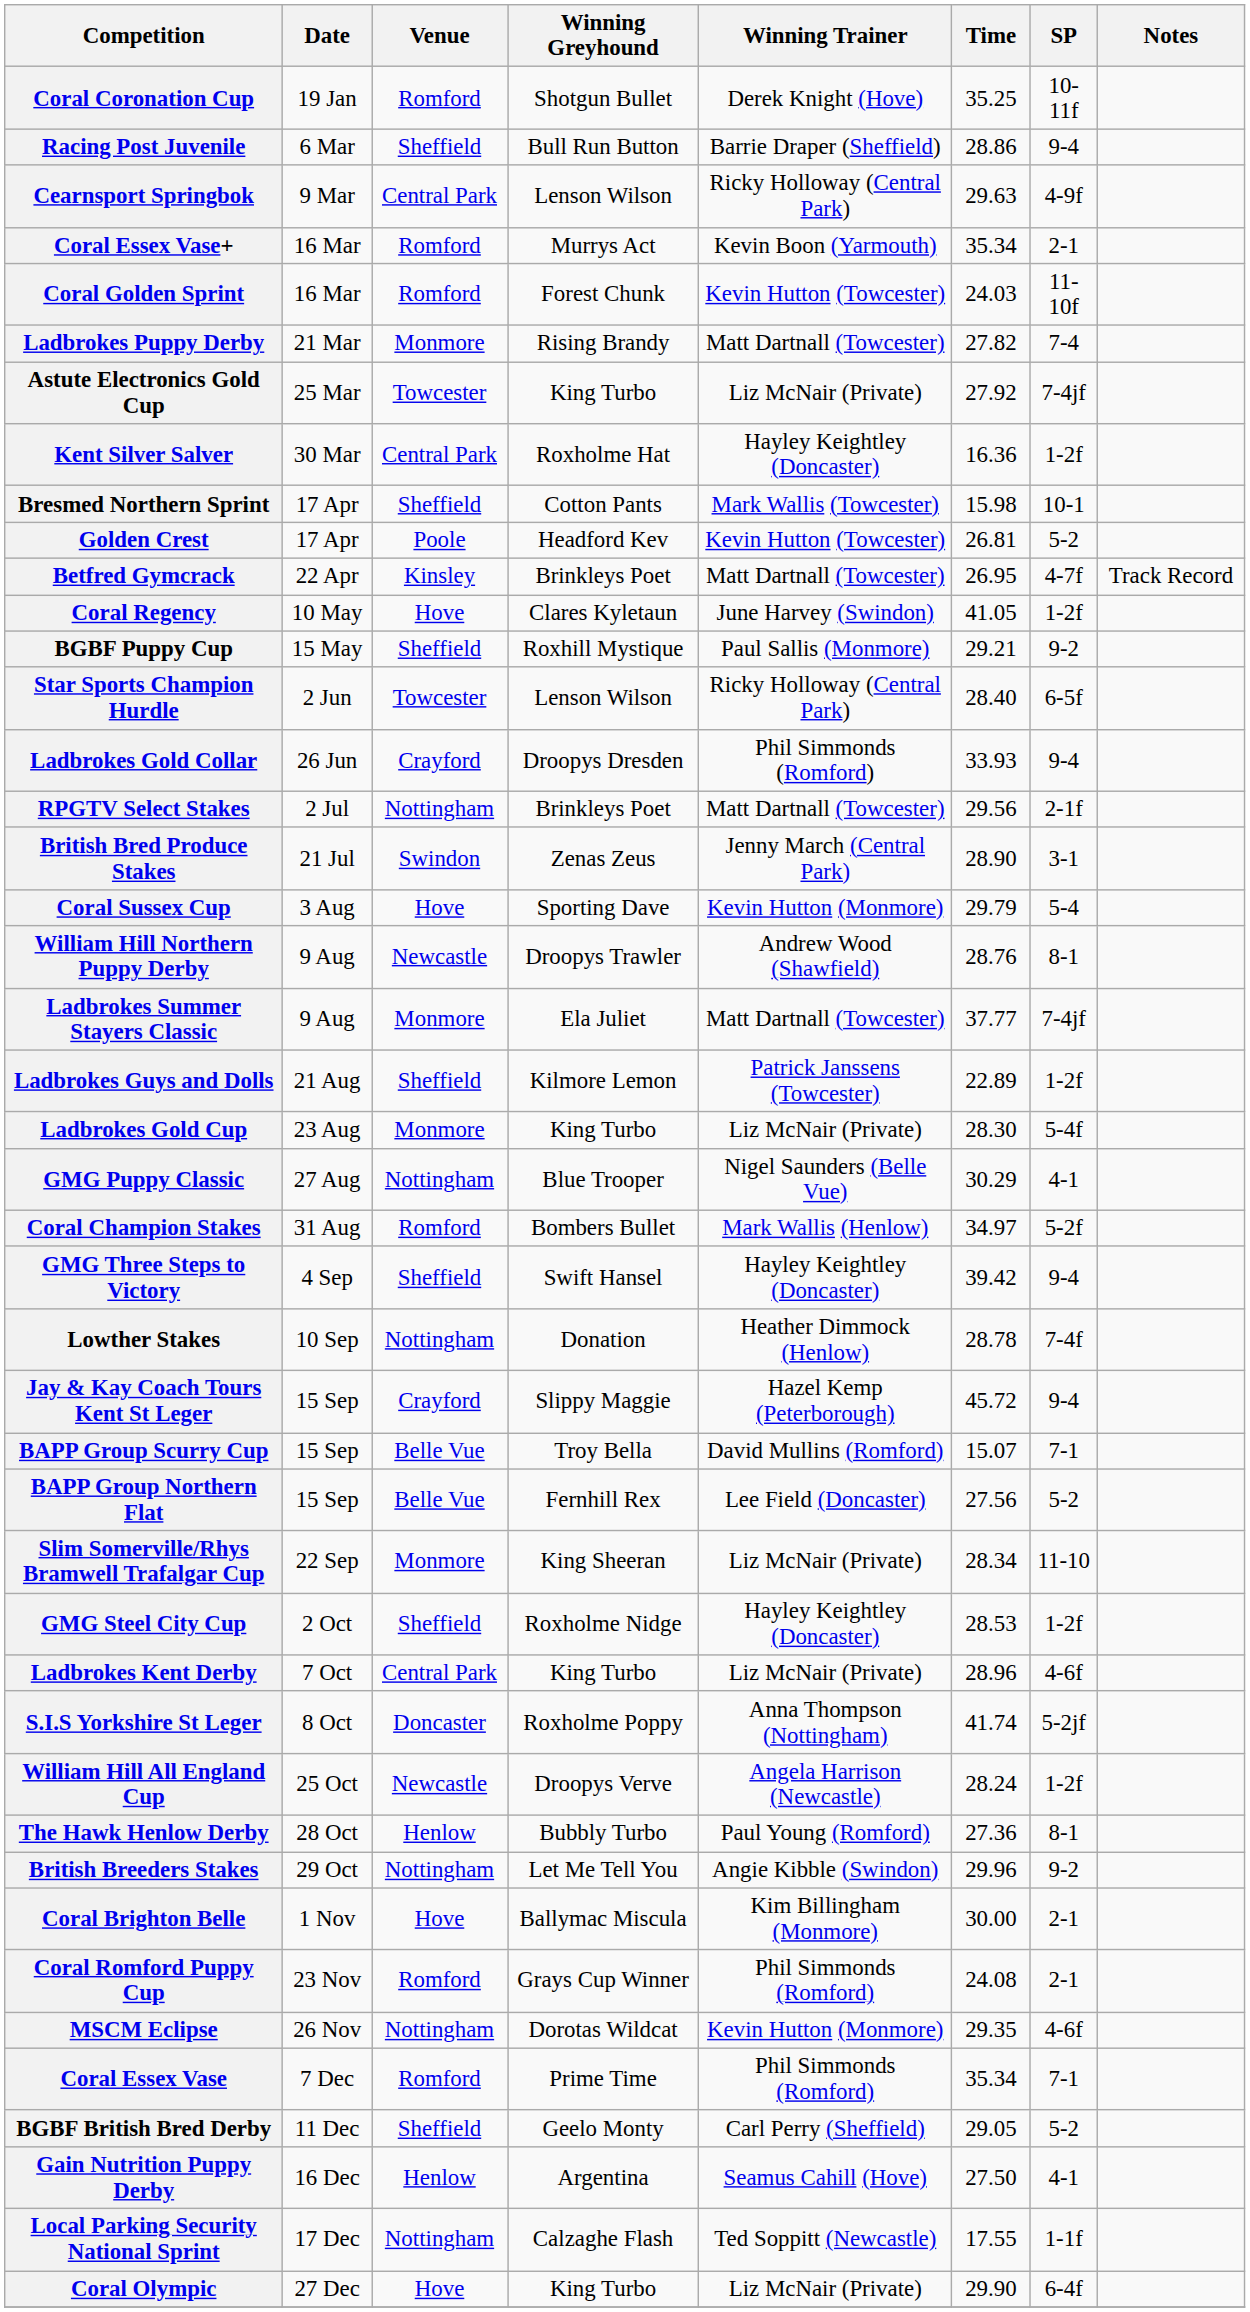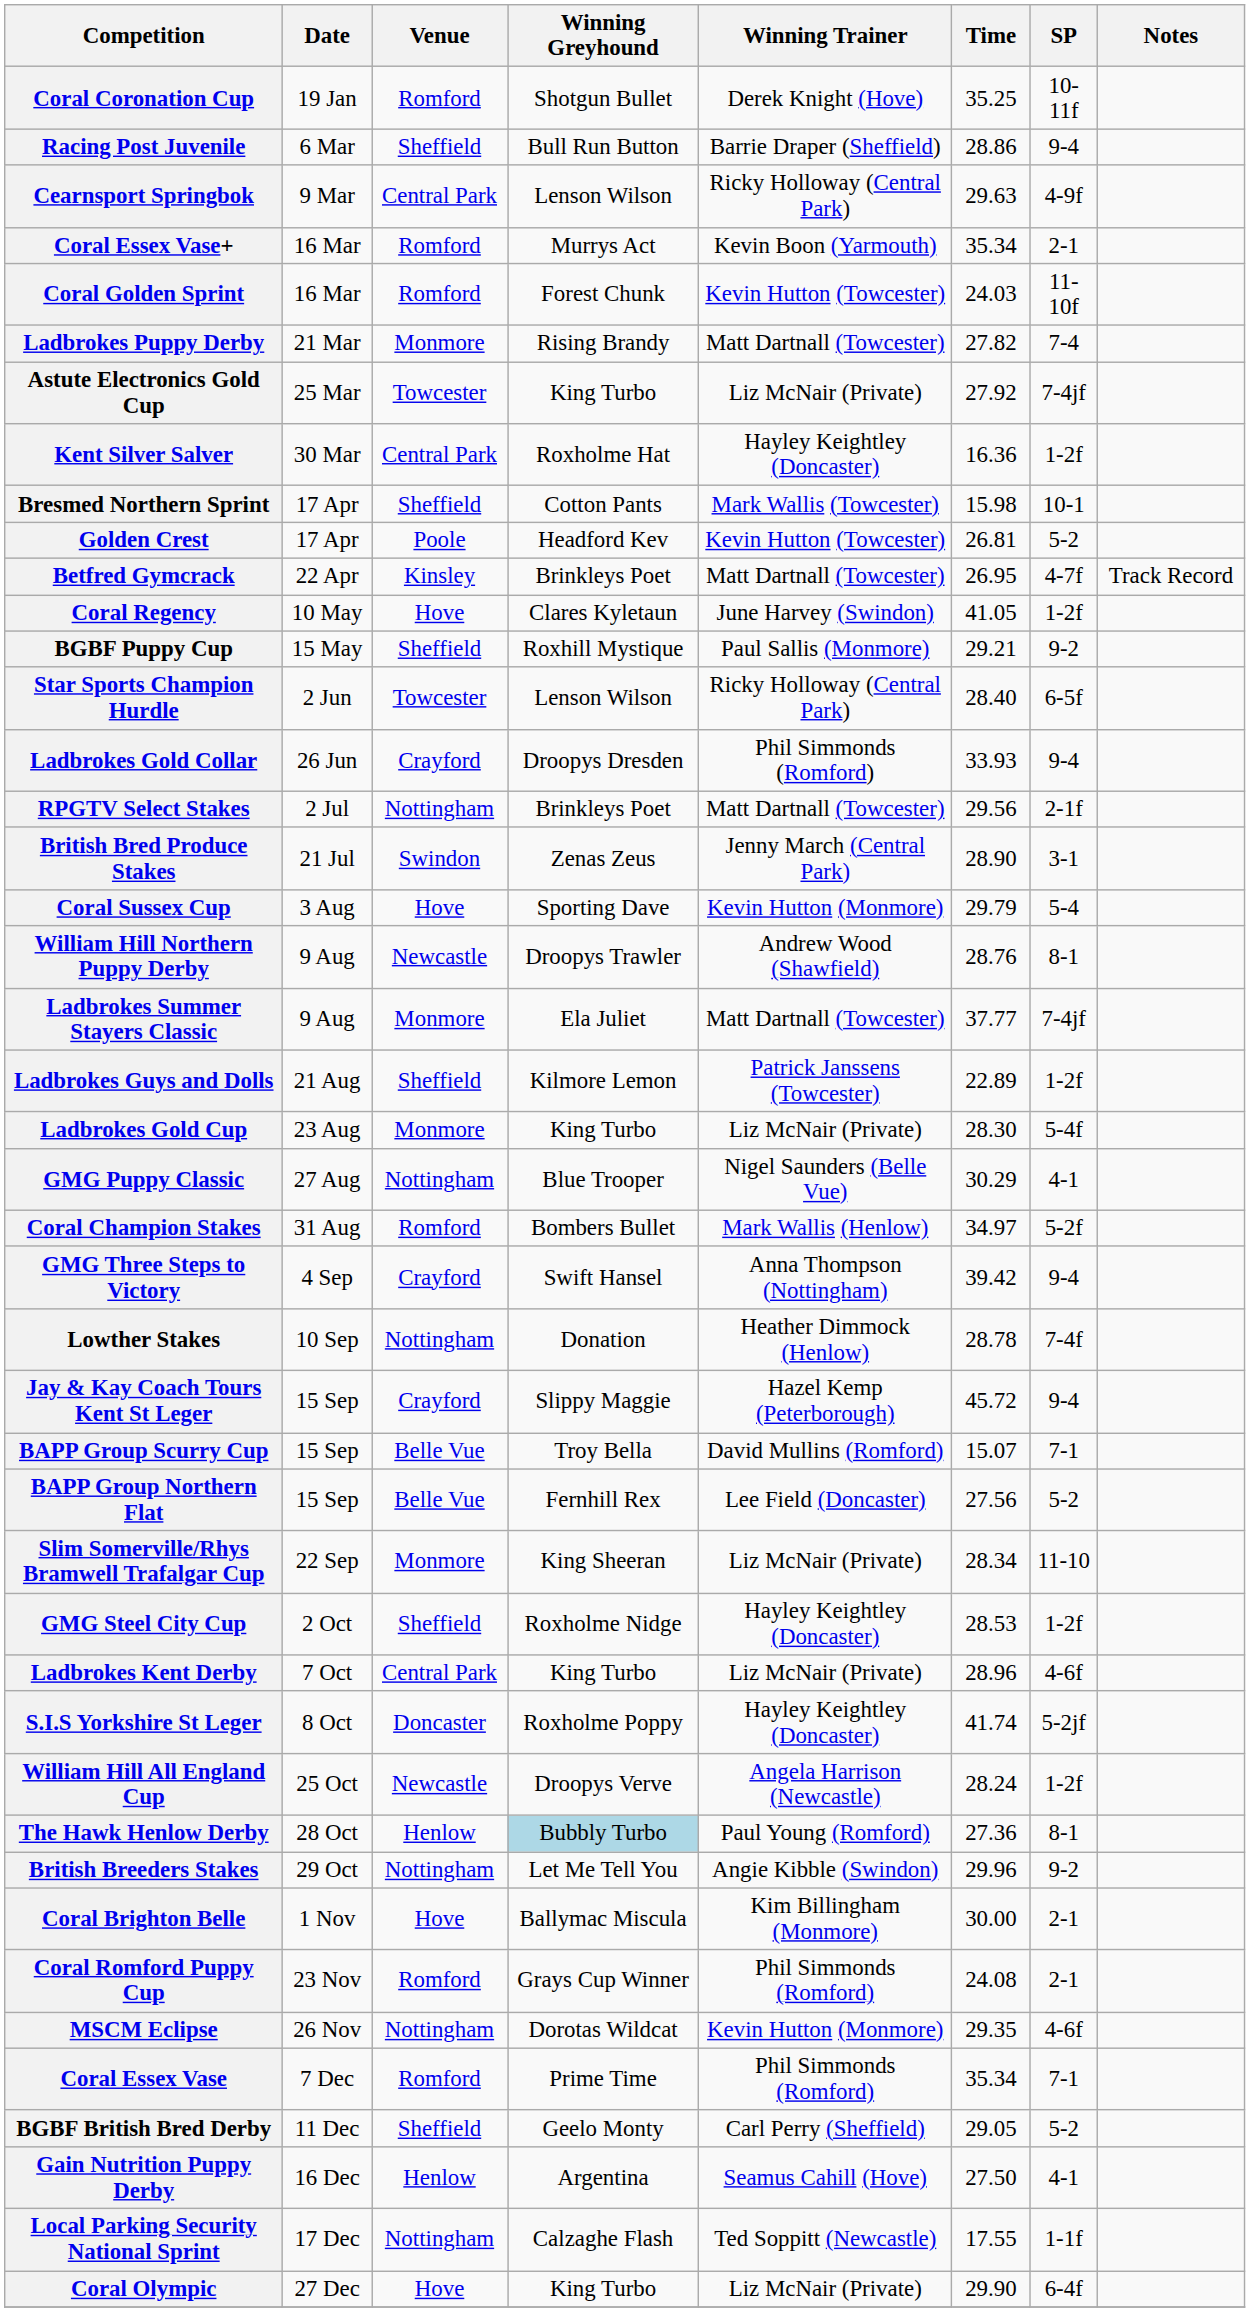(439, 1277) Sheffield -> (439, 1277) Crayford
(825, 1277) Hayley Keightley (Doncaster) -> (825, 1277) Anna Thompson (Nottingham)
(825, 1722) Anna Thompson (Nottingham) -> (825, 1722) Hayley Keightley (Doncaster)
(603, 1833) no background -> (603, 1833) lightblue background
